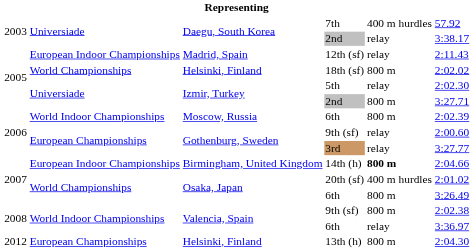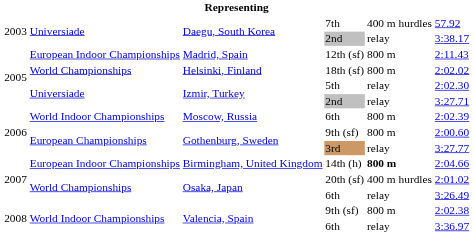(378, 54) relay -> (381, 54) 800 m
(381, 101) 800 m -> (378, 101) relay
(378, 132) relay -> (381, 132) 800 m
(381, 195) 800 m -> (378, 195) relay
- row: (222, 241)
